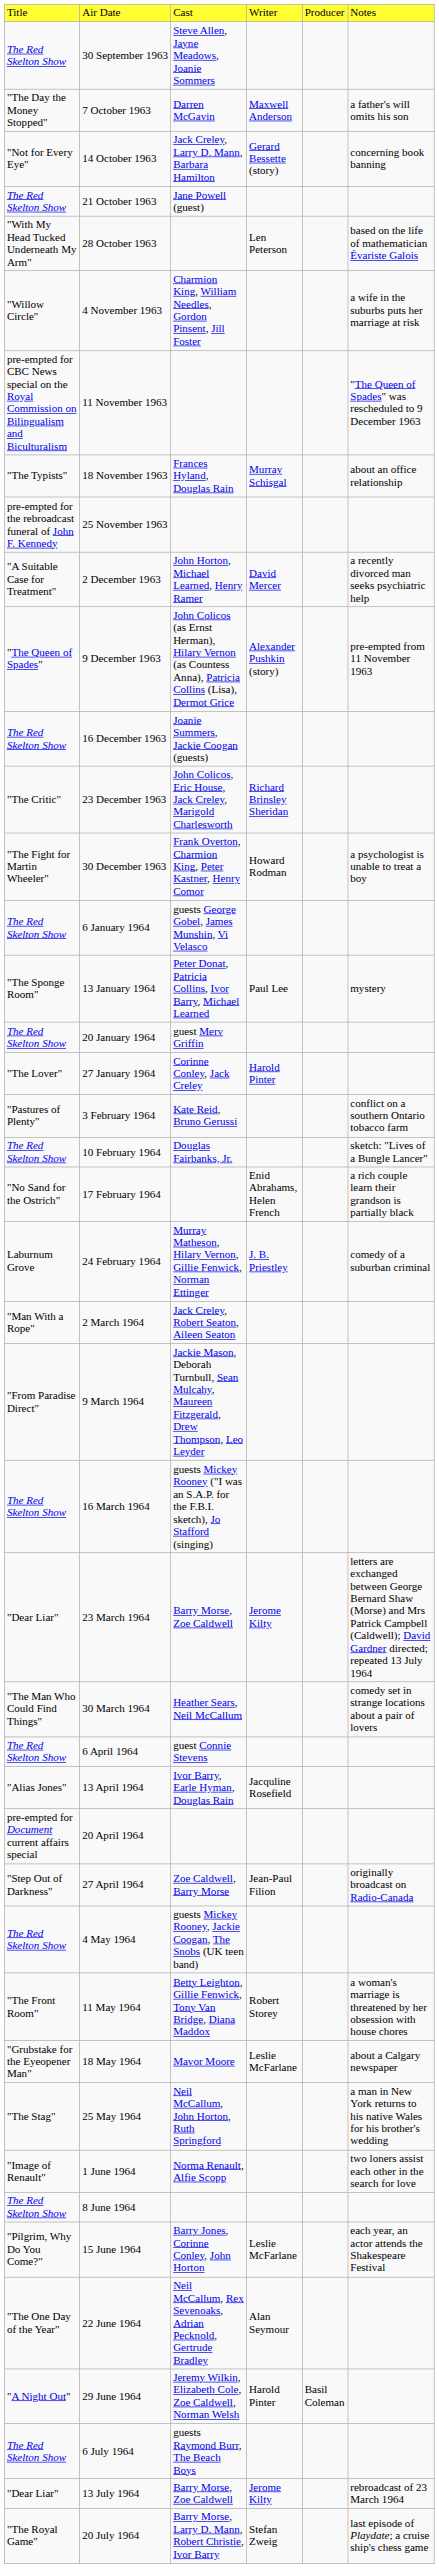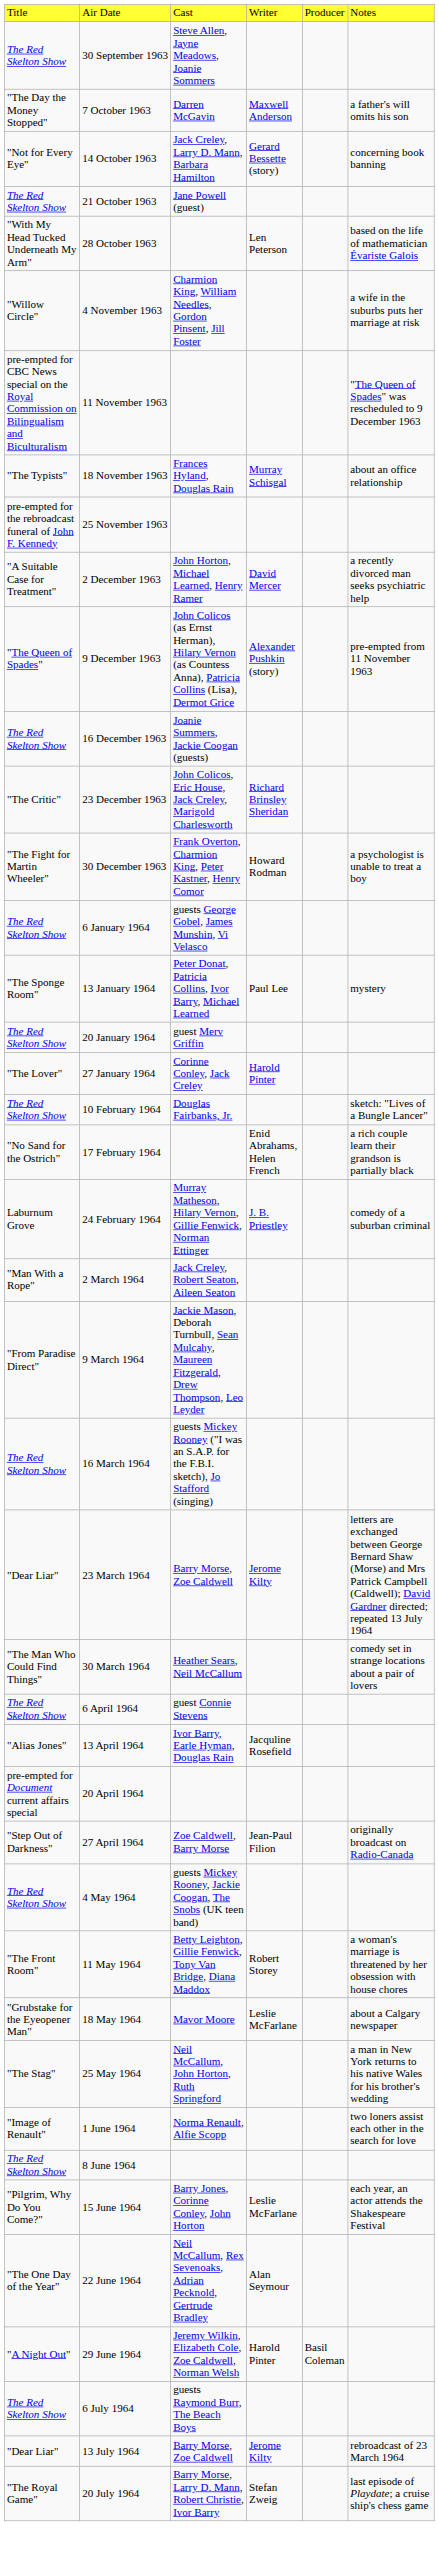- row: (119, 1115)
